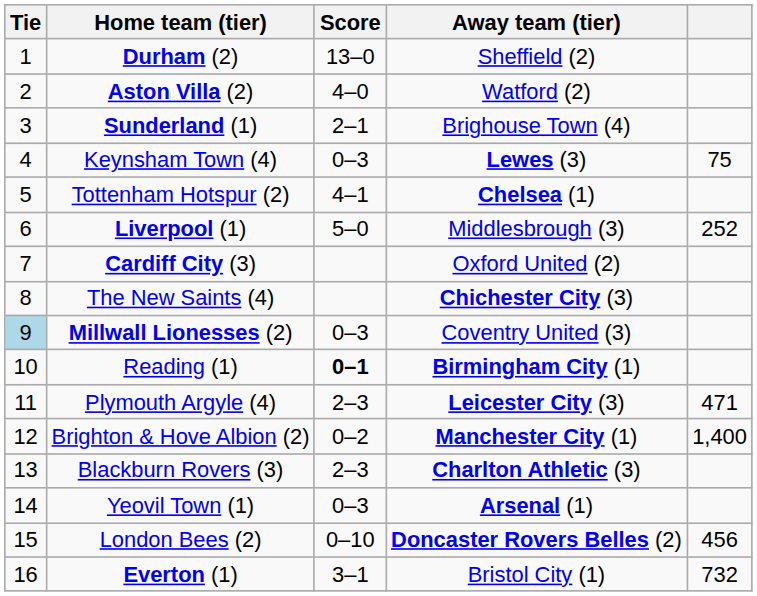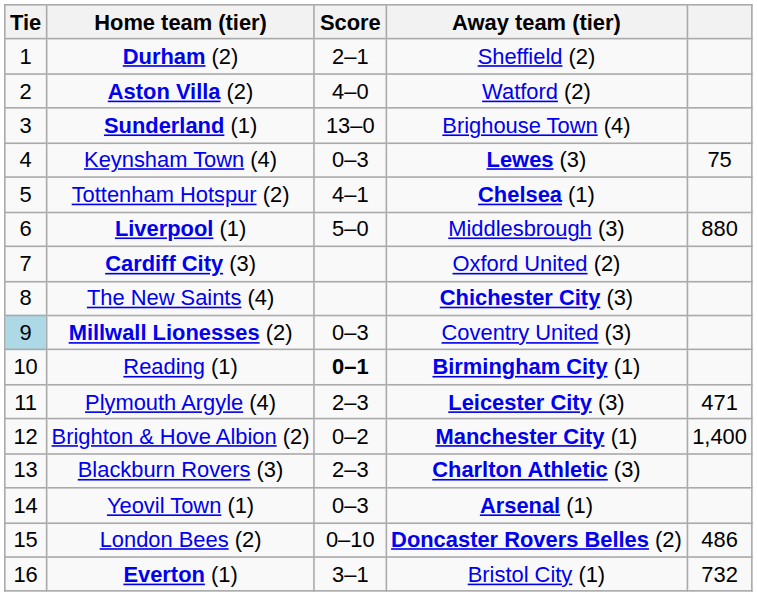(350, 56) 13–0 -> (350, 56) 2–1
(350, 125) 2–1 -> (350, 125) 13–0
(720, 229) 252 -> (720, 229) 880
(720, 539) 456 -> (720, 539) 486
